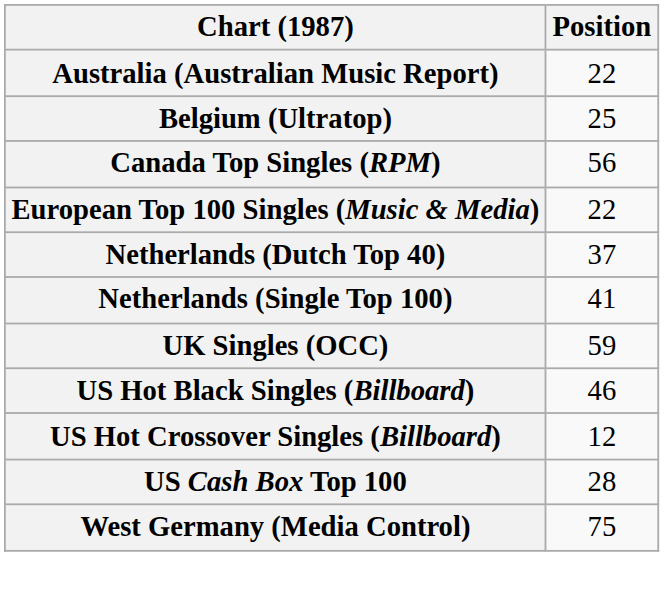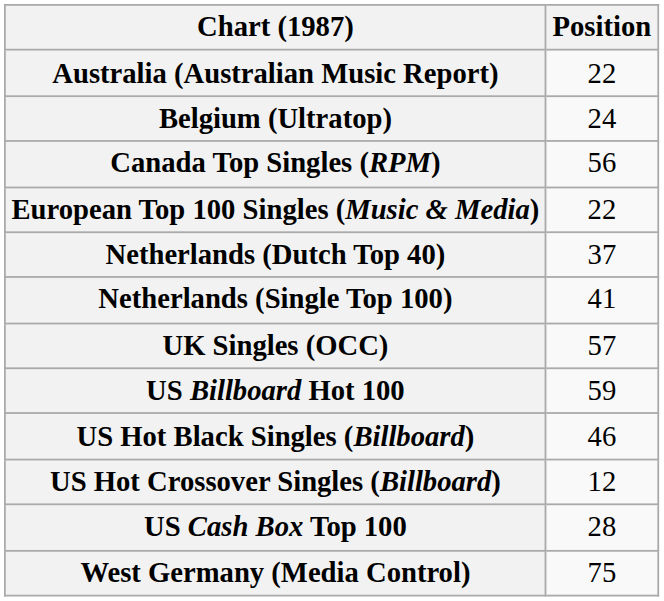(602, 118) 25 -> (602, 118) 24
(602, 345) 59 -> (602, 345) 57
+ row: (275, 390)
